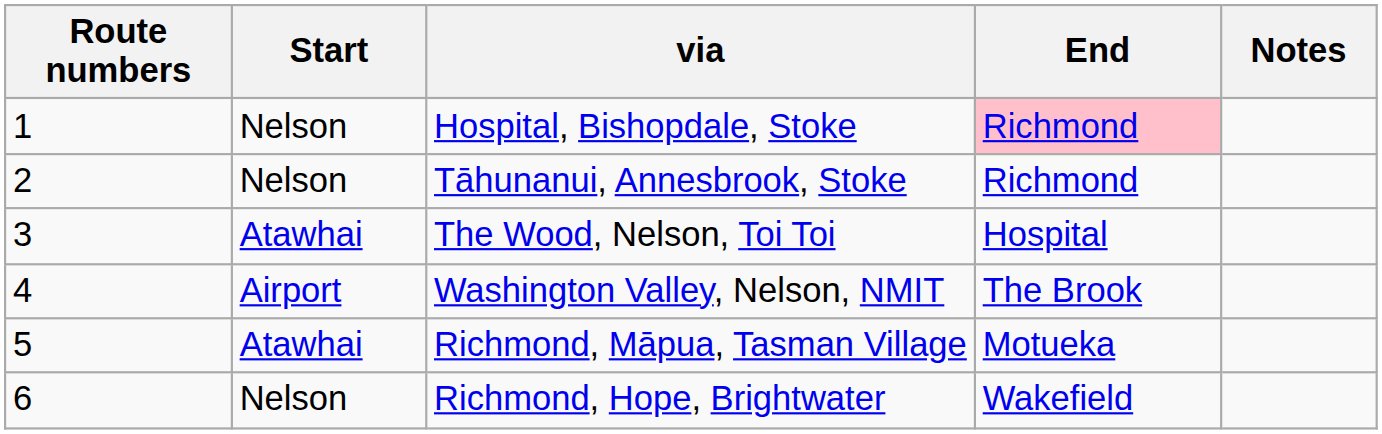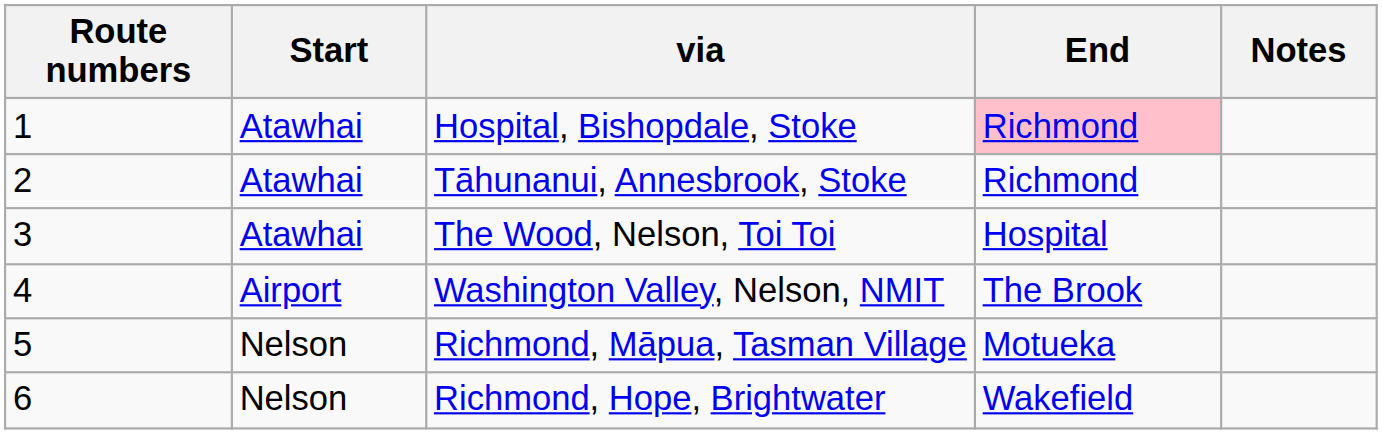(293, 125) Nelson -> (301, 125) Atawhai
(293, 180) Nelson -> (301, 180) Atawhai
(301, 344) Atawhai -> (293, 344) Nelson
